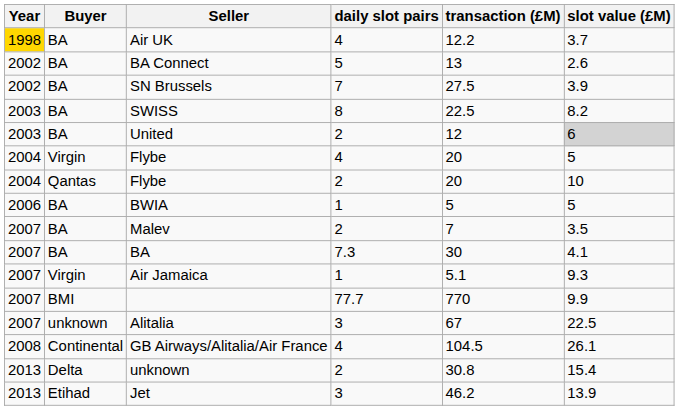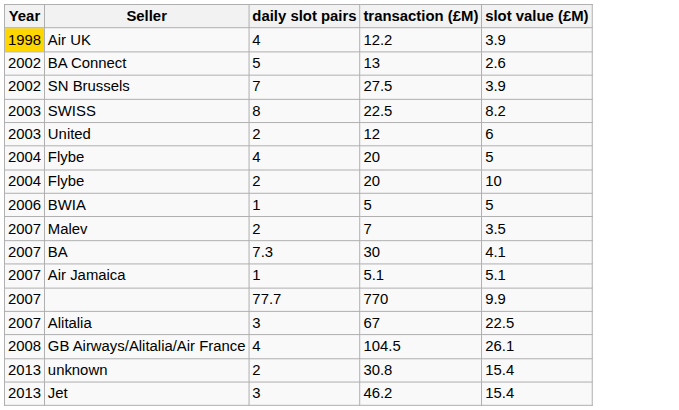- column: (85, 16)
(578, 39) 3.7 -> (496, 39) 3.9
(571, 134) lightgrey background -> (489, 134) no background
(578, 275) 9.3 -> (496, 275) 5.1
(582, 393) 13.9 -> (500, 393) 15.4
